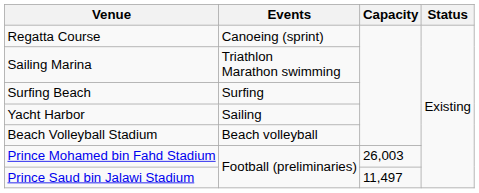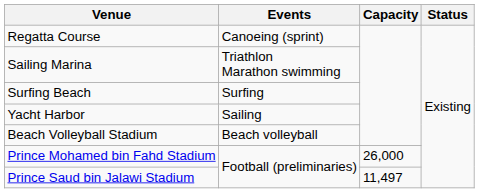(383, 156) 26,003 -> (383, 156) 26,000
